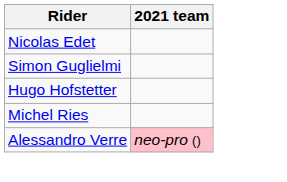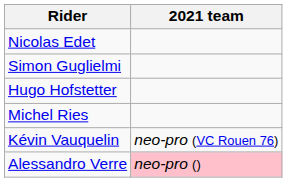+ row: (64, 139)
